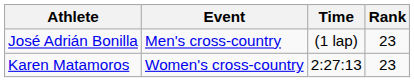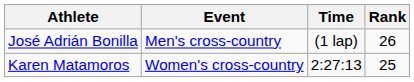(387, 41) 23 -> (387, 41) 26
(387, 65) 23 -> (387, 65) 25
